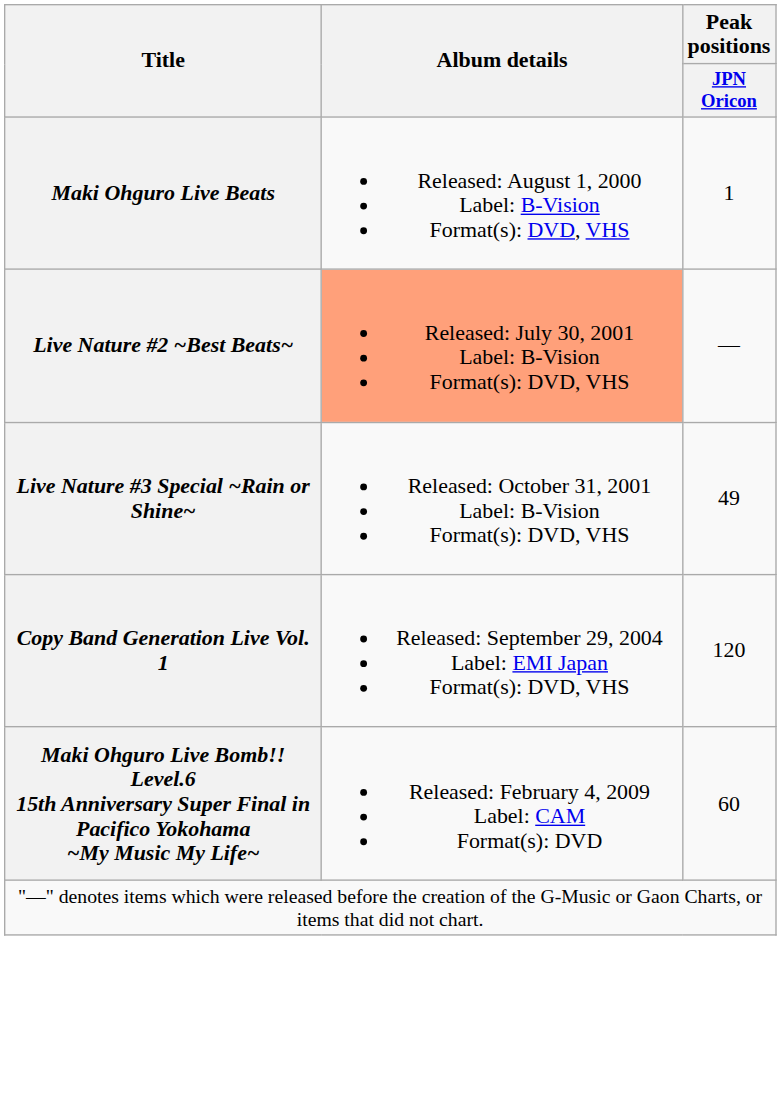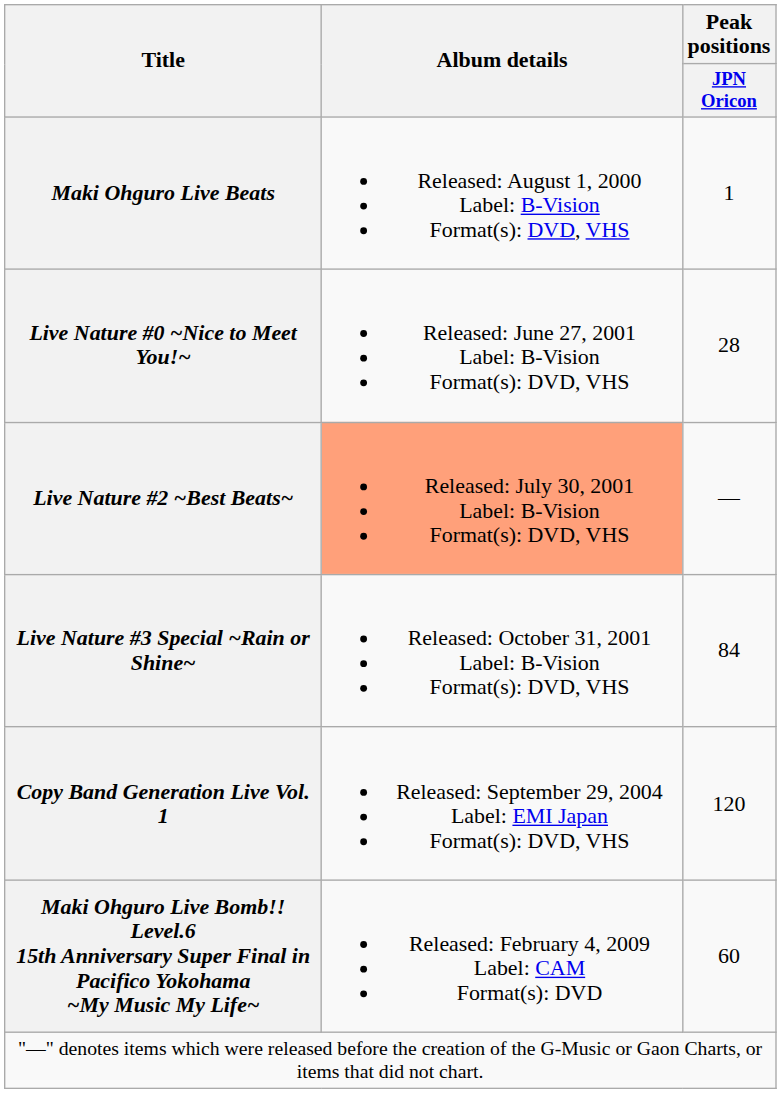+ row: (163, 345)
(729, 498) 49 -> (729, 650) 84
